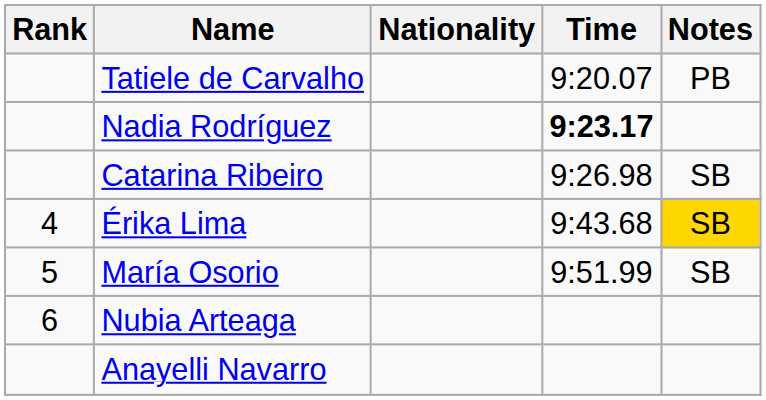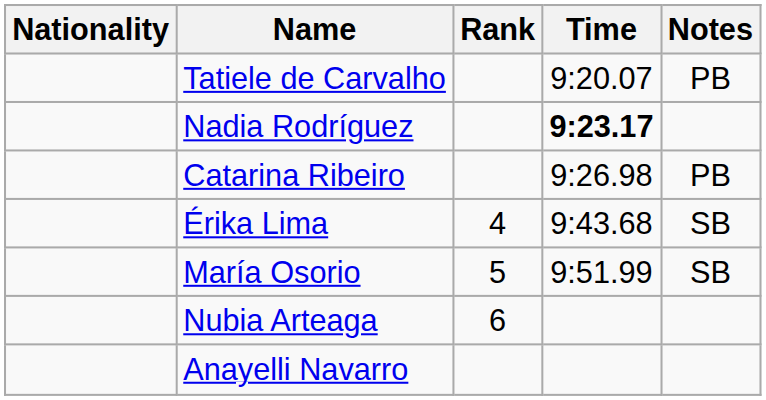columns swapped: (50, 30) <-> (457, 30)
(710, 175) SB -> (710, 175) PB
(710, 224) gold background -> (710, 224) no background
